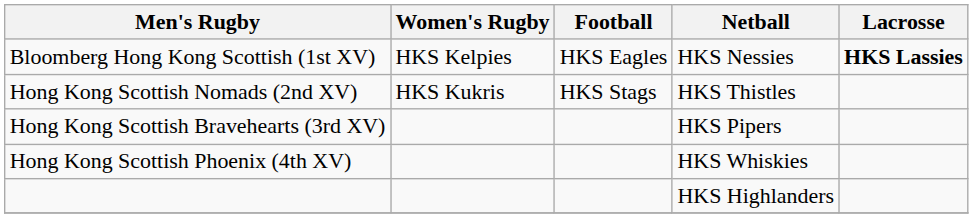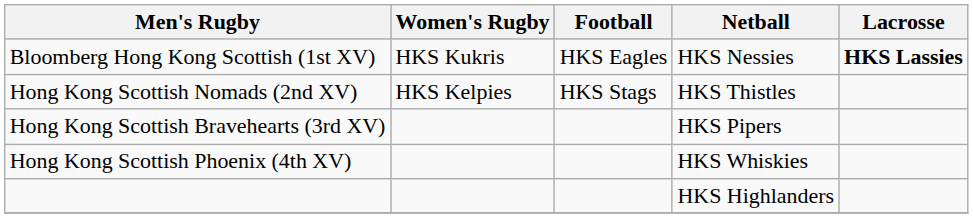(454, 56) HKS Kelpies -> (450, 56) HKS Kukris
(450, 91) HKS Kukris -> (454, 91) HKS Kelpies
